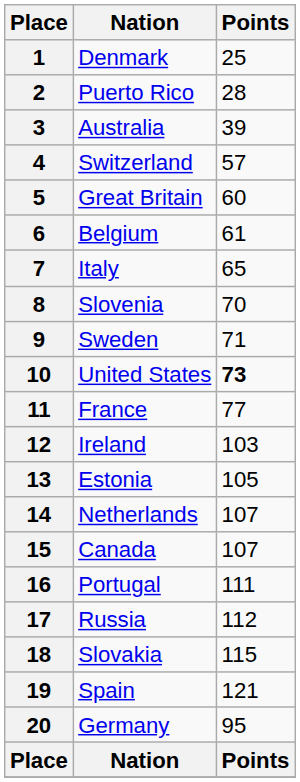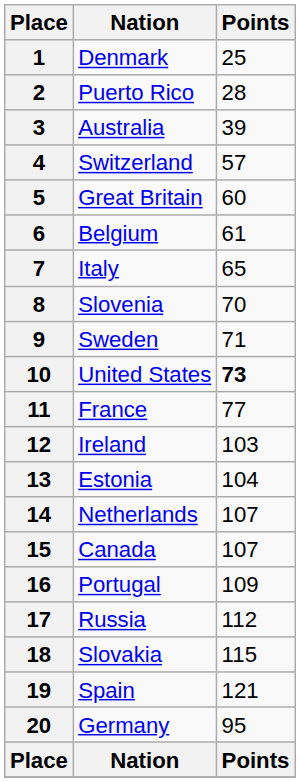(240, 479) 105 -> (240, 479) 104
(238, 585) 111 -> (240, 585) 109
